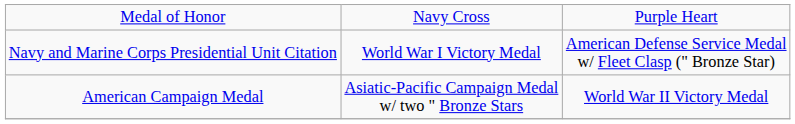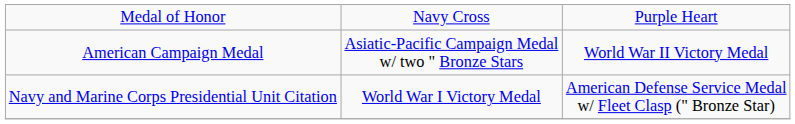rows swapped: (173, 52) <-> (173, 96)
